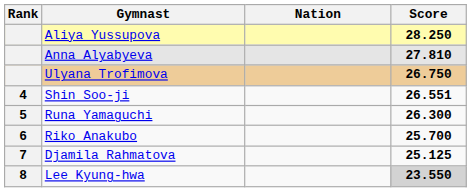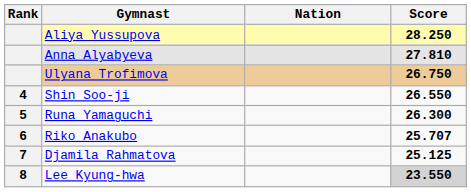(429, 95) 26.551 -> (429, 95) 26.550
(429, 136) 25.700 -> (429, 136) 25.707
